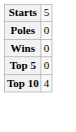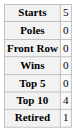+ row: (32, 48)
+ row: (32, 118)
